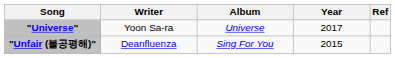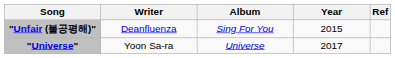rows swapped: (52, 44) <-> (52, 28)
